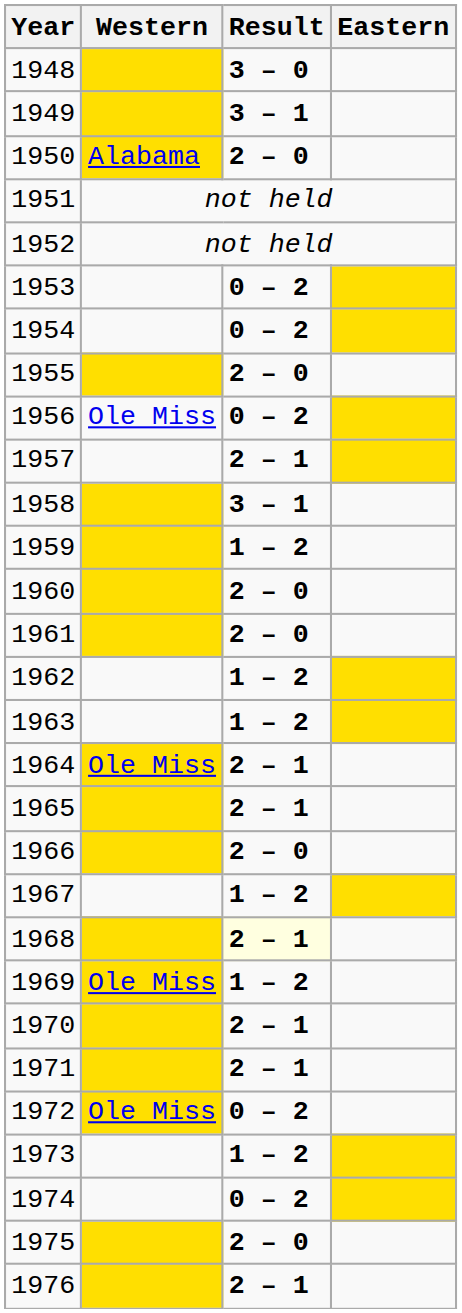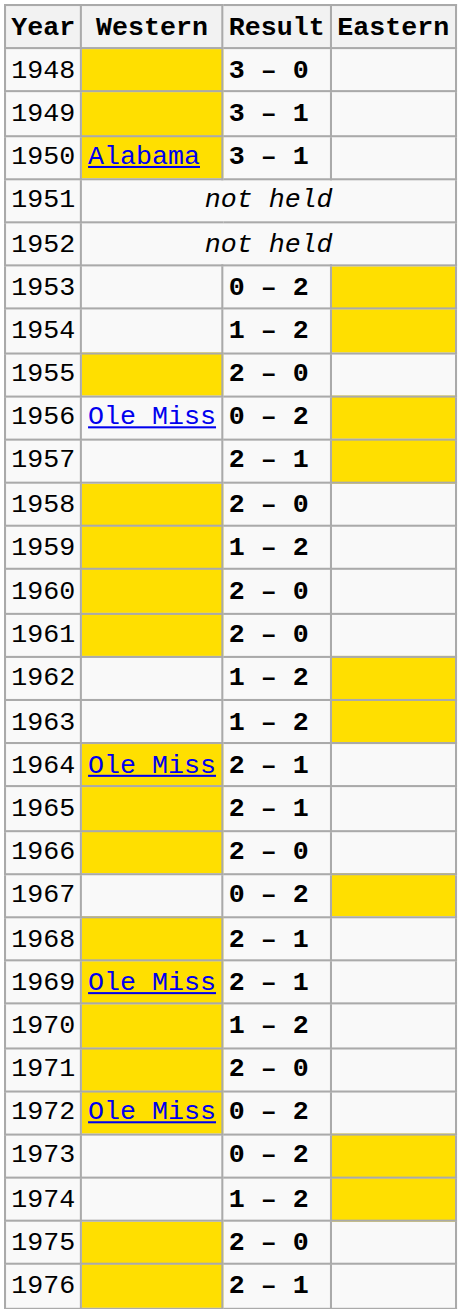(269, 157) 2 – 0 -> (269, 157) 3 – 1
(269, 331) 0 – 2 -> (269, 331) 1 – 2
(269, 505) 3 – 1 -> (269, 505) 2 – 0
(269, 895) 1 – 2 -> (269, 895) 0 – 2
(269, 939) lightyellow background -> (269, 939) no background
(269, 982) 1 – 2 -> (269, 982) 2 – 1
(269, 1026) 2 – 1 -> (269, 1026) 1 – 2
(269, 1069) 2 – 1 -> (269, 1069) 2 – 0
(269, 1156) 1 – 2 -> (269, 1156) 0 – 2
(269, 1199) 0 – 2 -> (269, 1199) 1 – 2
